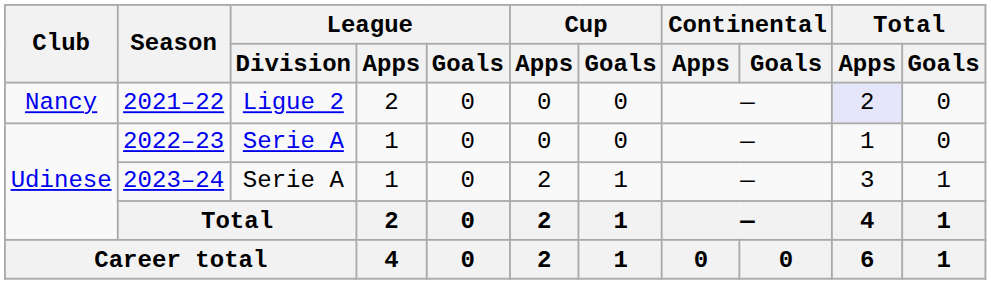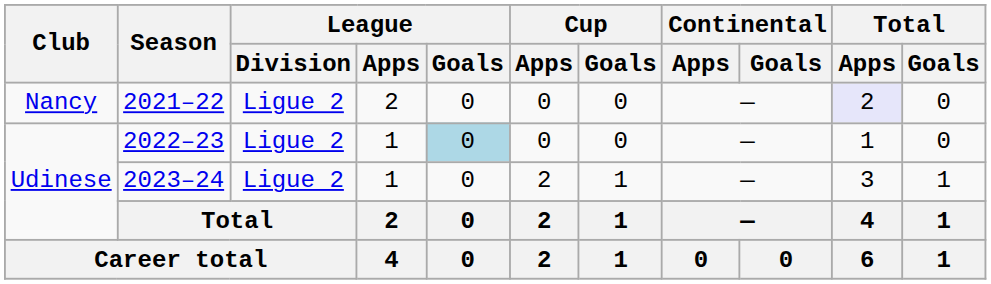(293, 142) Serie A -> (293, 142) Ligue 2
(468, 142) no background -> (468, 142) lightblue background
(293, 181) Serie A -> (293, 181) Ligue 2
